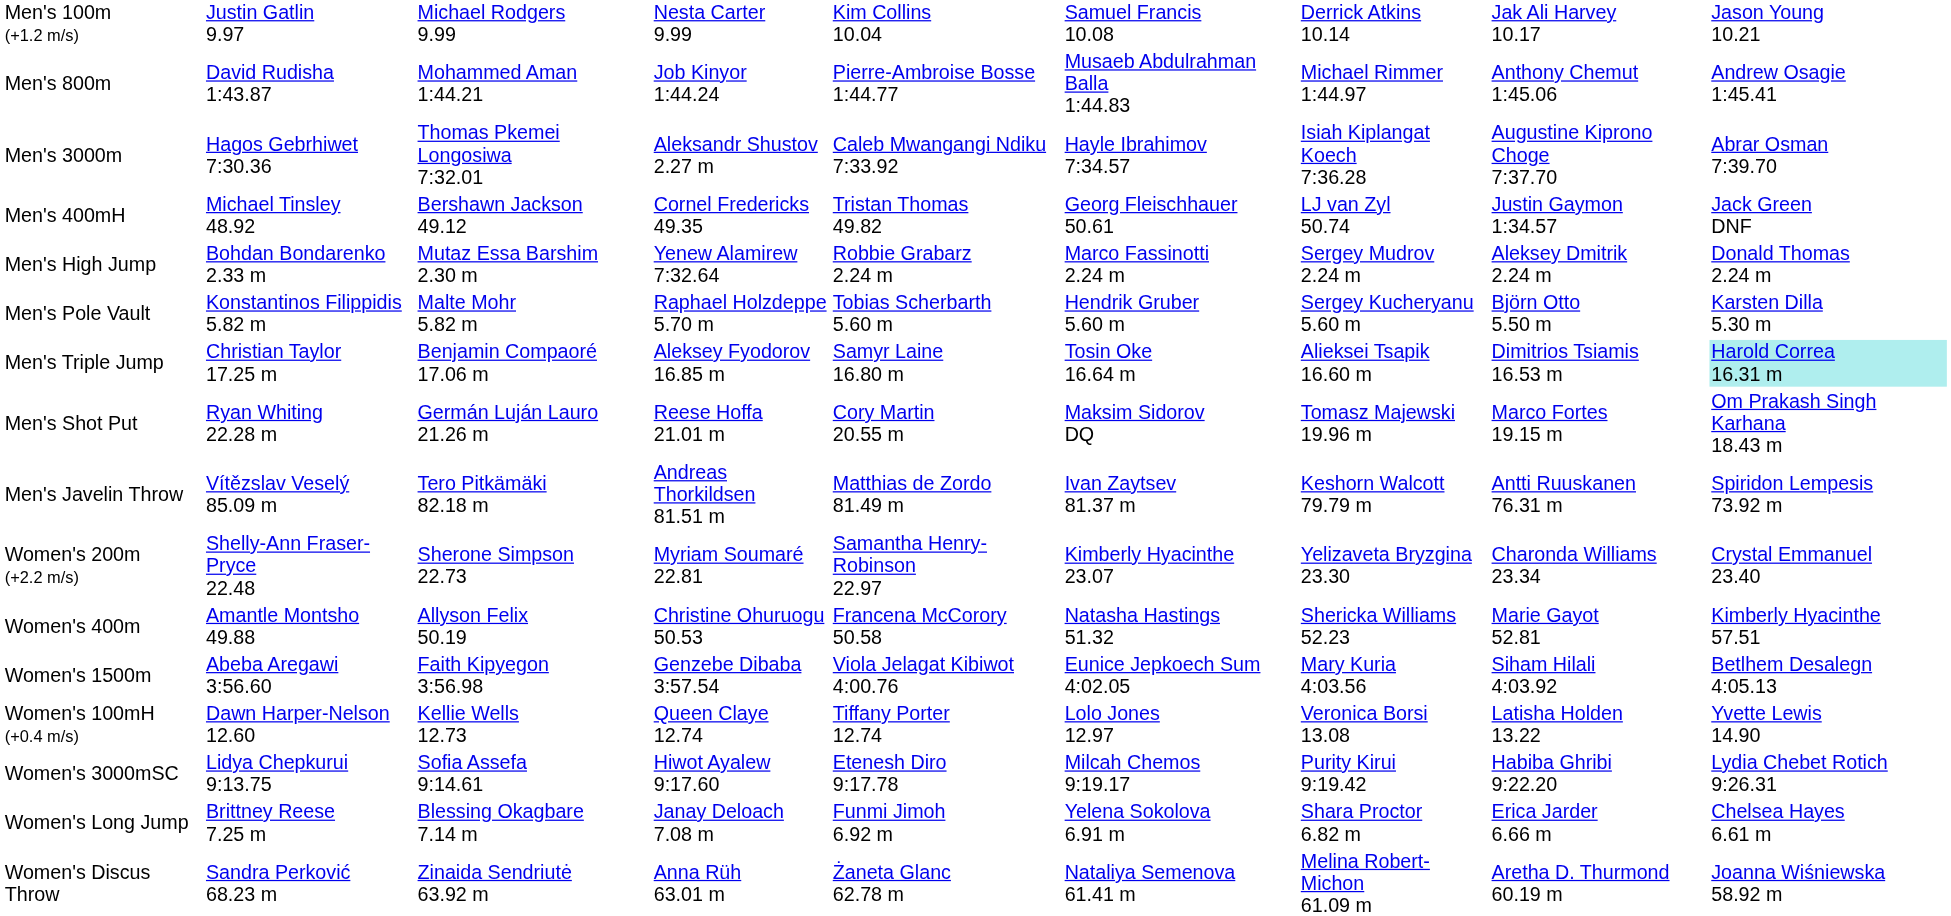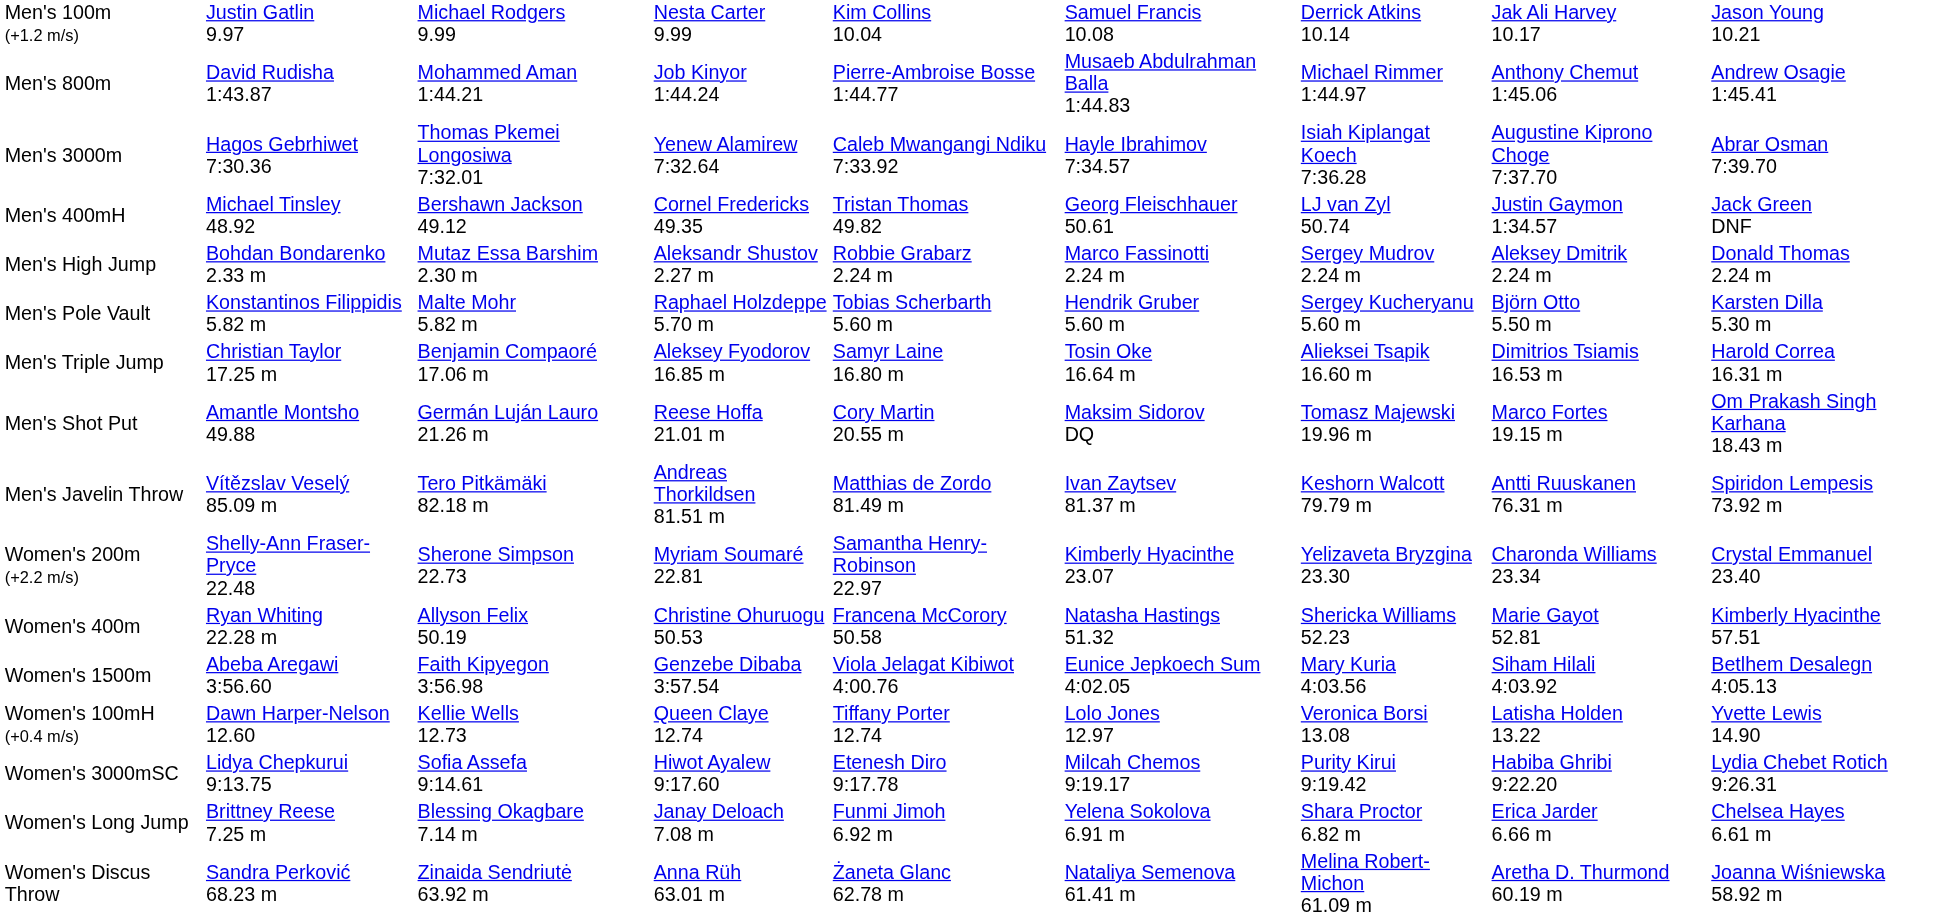(736, 155) Aleksandr Shustov 2.27 m -> (726, 155) Yenew Alamirew 7:32.64
(726, 264) Yenew Alamirew 7:32.64 -> (736, 264) Aleksandr Shustov 2.27 m
(1773, 363) paleturquoise background -> (1773, 363) no background
(264, 423) Ryan Whiting 22.28 m -> (283, 423) Amantle Montsho 49.88
(283, 626) Amantle Montsho 49.88 -> (264, 626) Ryan Whiting 22.28 m
